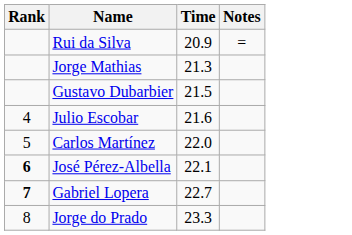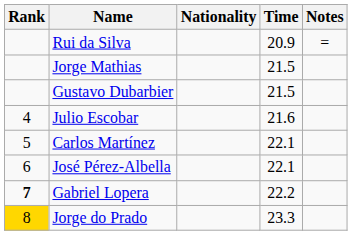+ column: (219, 17)
(198, 67) 21.3 -> (281, 67) 21.5
(198, 142) 22.0 -> (281, 142) 22.1
(27, 167) bold -> (27, 167) normal
(198, 192) 22.7 -> (281, 192) 22.2
(27, 218) no background -> (27, 218) gold background
